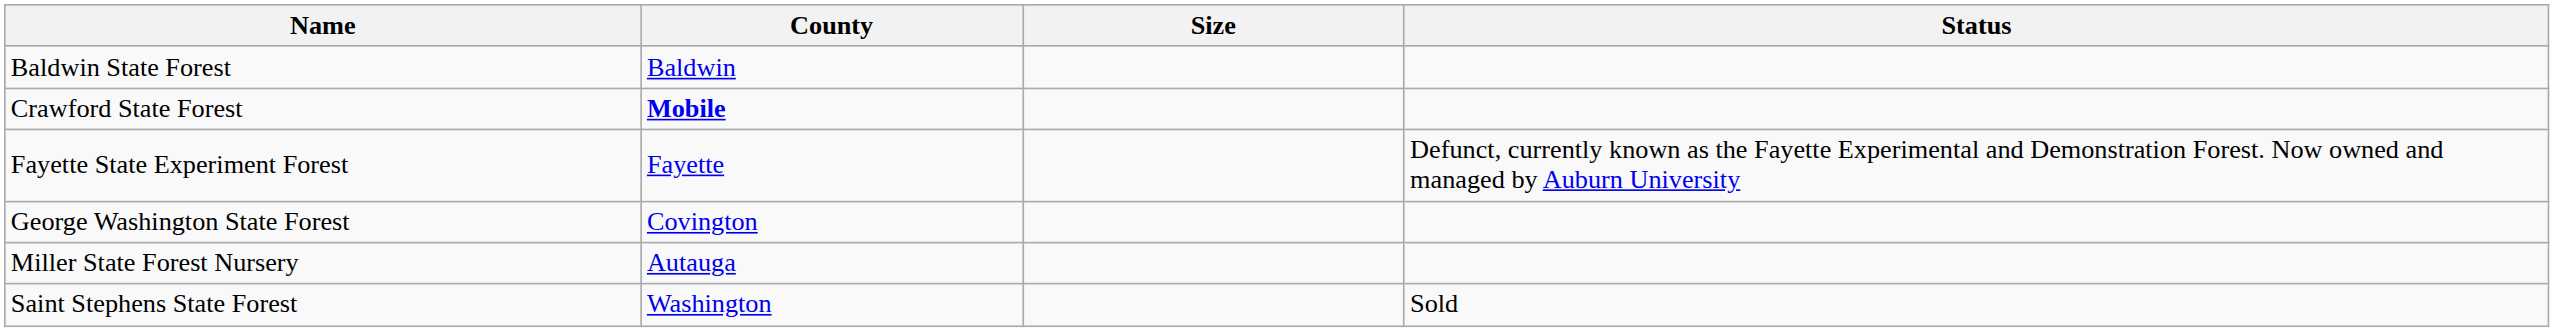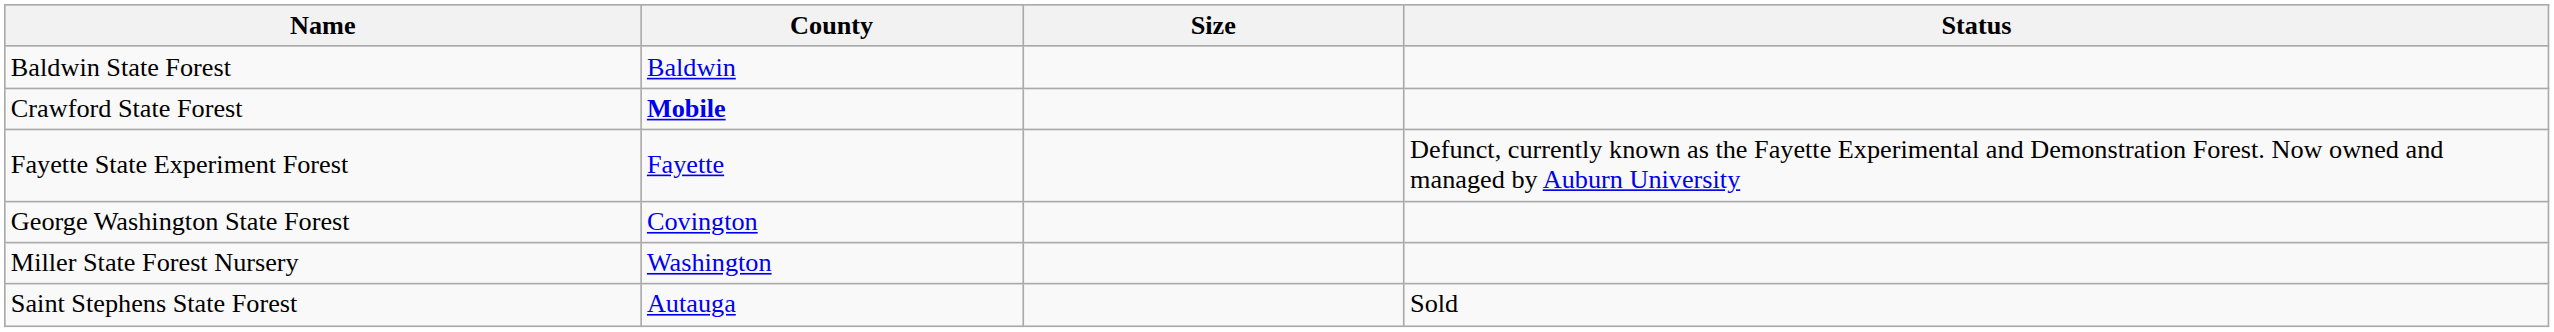(691, 262) Autauga -> (709, 262) Washington
(709, 304) Washington -> (691, 304) Autauga
